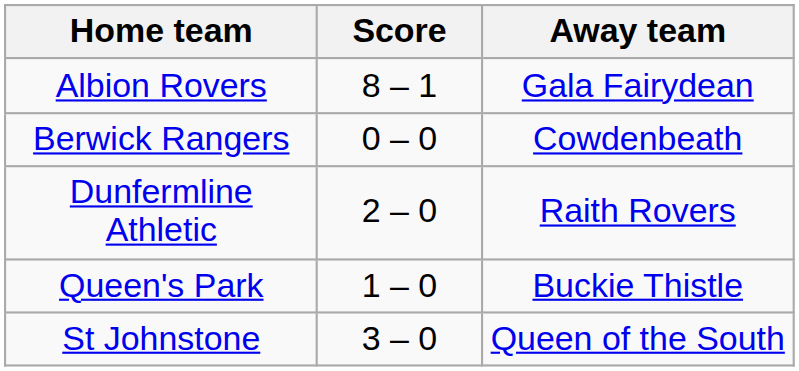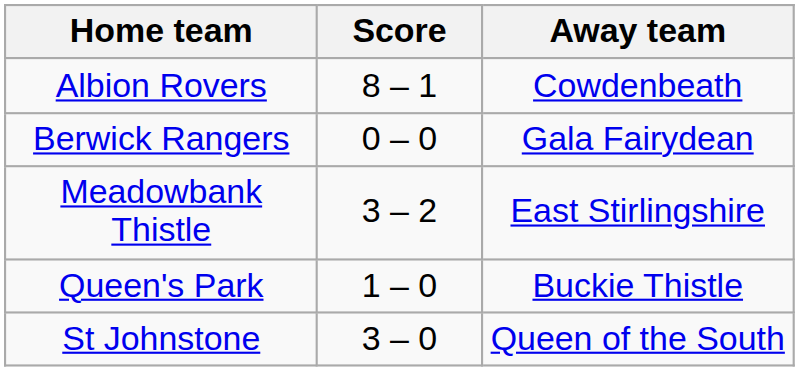(638, 85) Gala Fairydean -> (638, 85) Cowdenbeath
(638, 138) Cowdenbeath -> (638, 138) Gala Fairydean
- row: (161, 211)
+ row: (161, 211)
